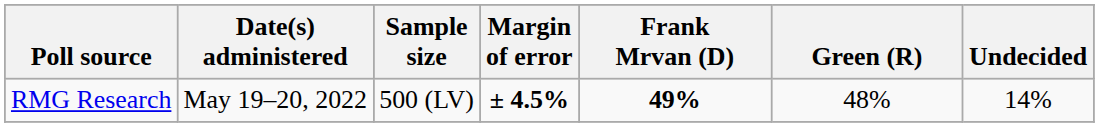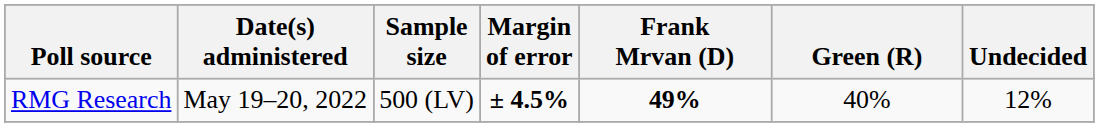(867, 99) 48% -> (867, 99) 40%
(1028, 99) 14% -> (1028, 99) 12%
